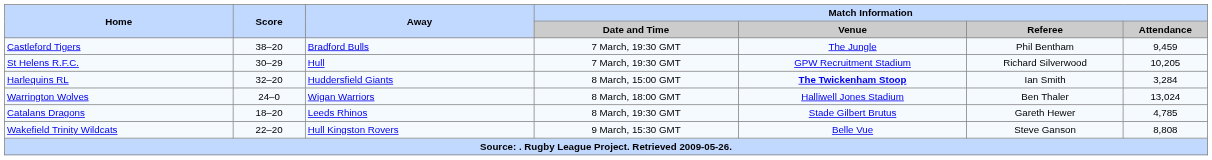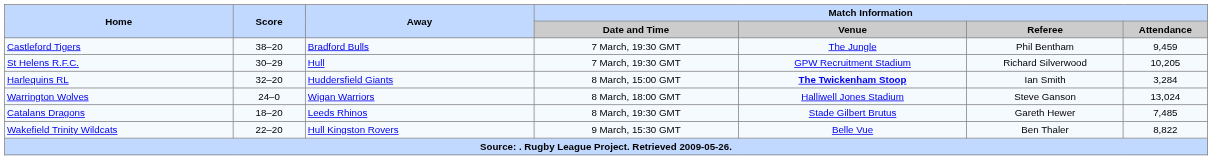(1045, 96) Ben Thaler -> (1045, 96) Steve Ganson
(1165, 113) 4,785 -> (1165, 113) 7,485
(1045, 130) Steve Ganson -> (1045, 130) Ben Thaler
(1165, 130) 8,808 -> (1165, 130) 8,822
